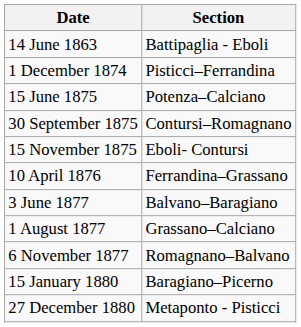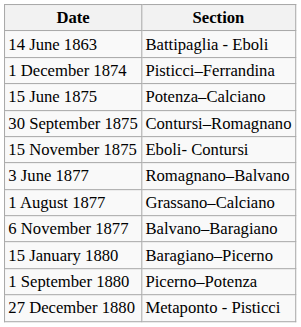- row: (55, 176)
(212, 202) Balvano–Baragiano -> (218, 176) Romagnano–Balvano
(218, 255) Romagnano–Balvano -> (212, 228) Balvano–Baragiano
+ row: (69, 281)
